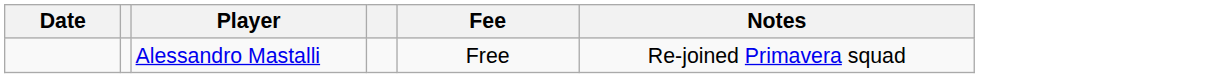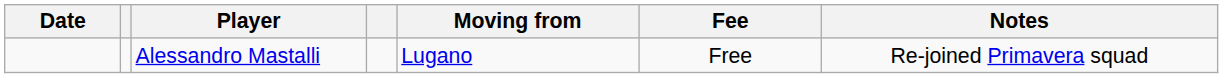+ column: (518, 21)
